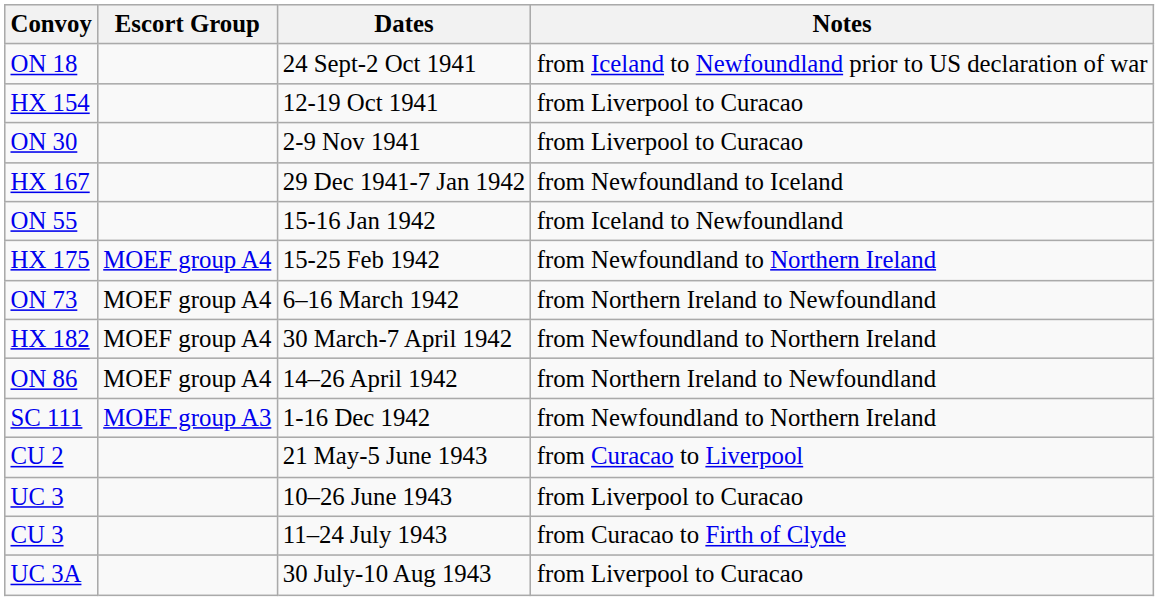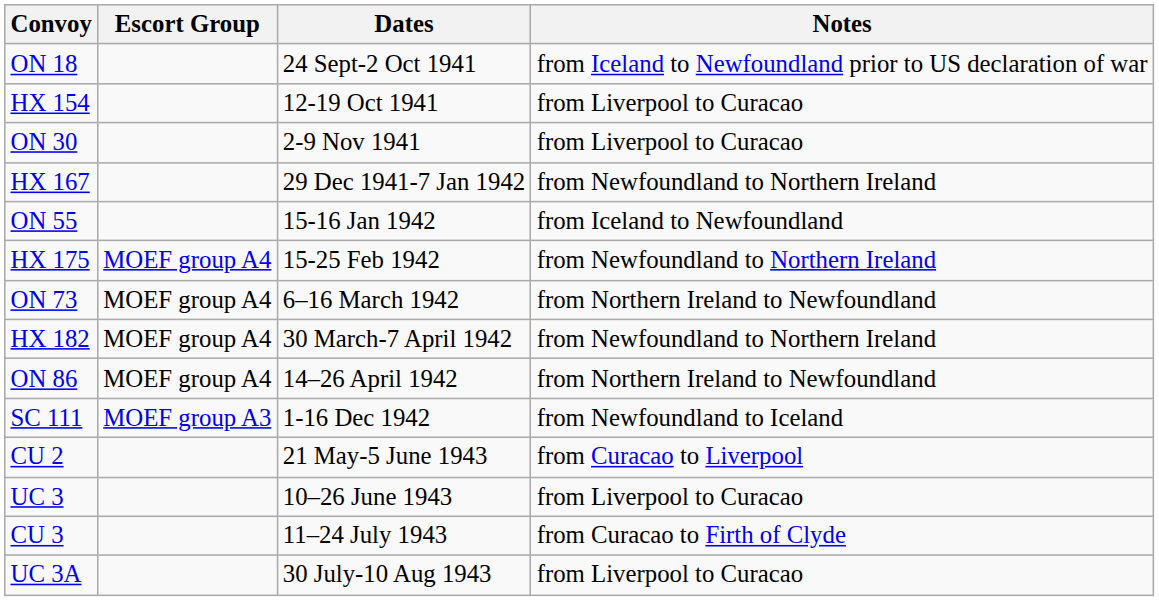(690, 181) from Newfoundland to Iceland -> (736, 181) from Newfoundland to Northern Ireland
(736, 417) from Newfoundland to Northern Ireland -> (690, 417) from Newfoundland to Iceland
